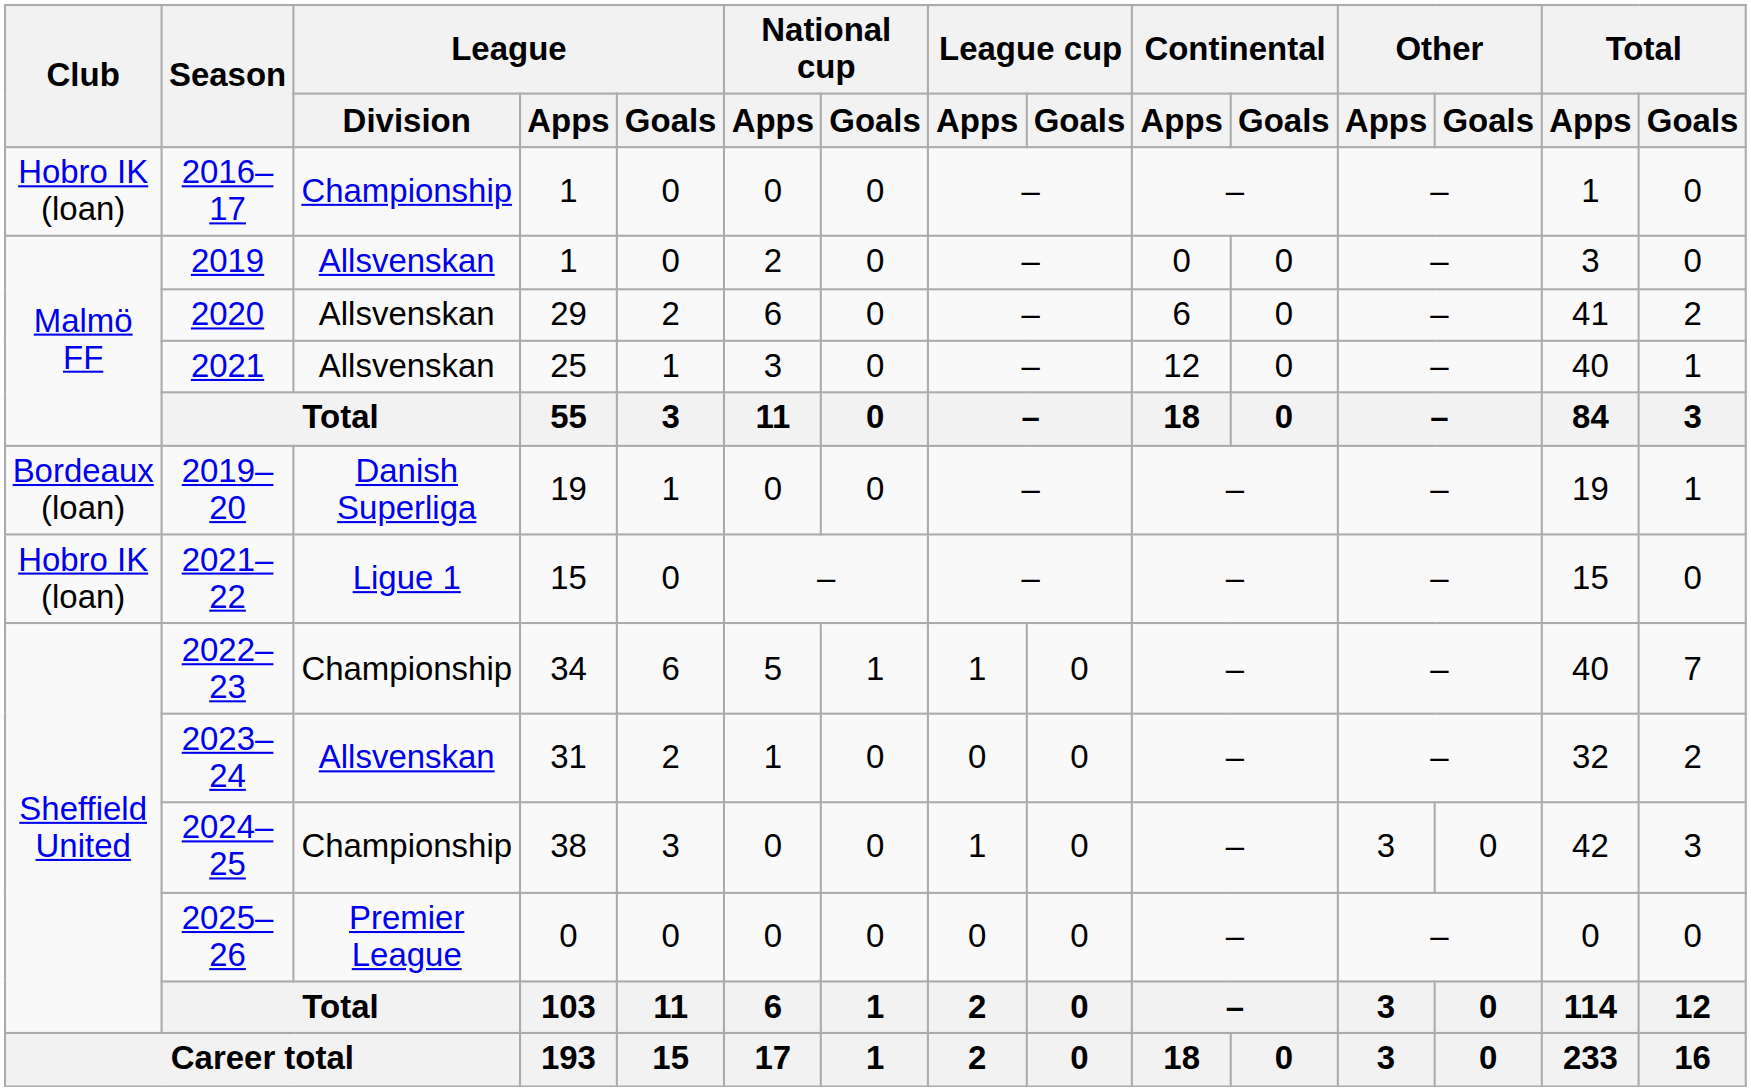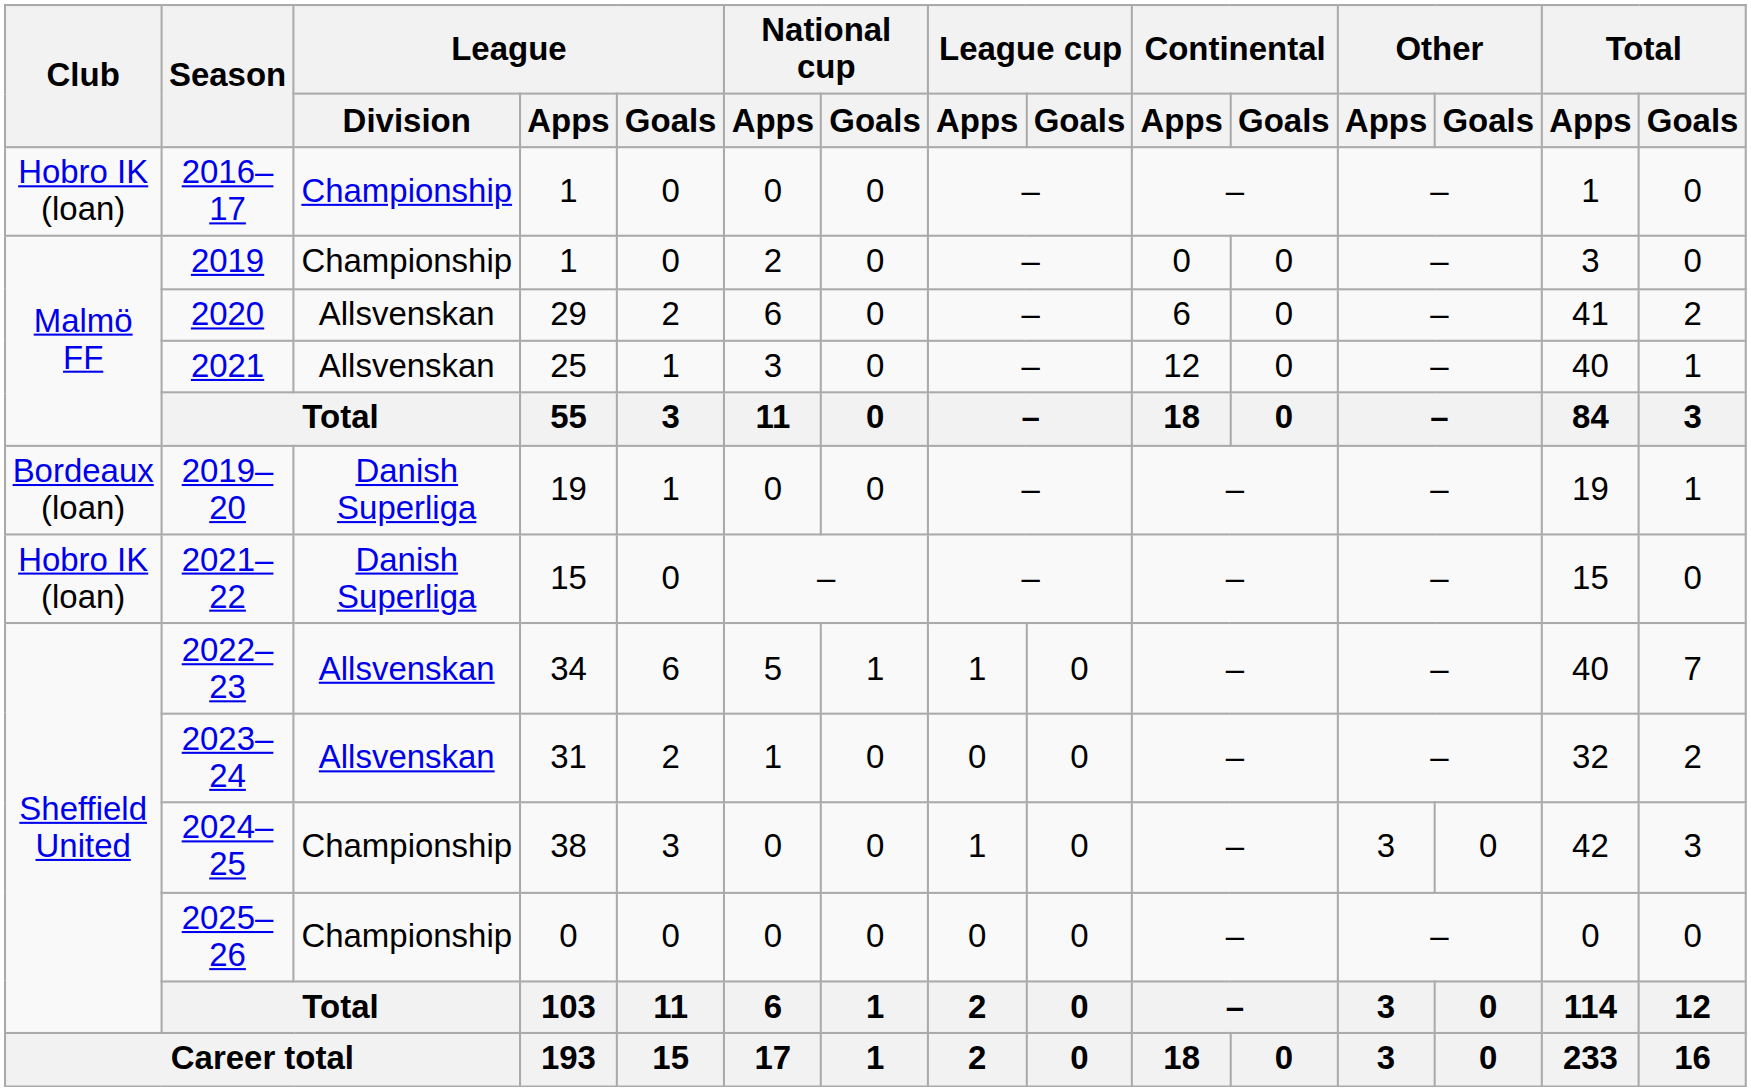(407, 261) Allsvenskan -> (407, 261) Championship
(407, 578) Ligue 1 -> (407, 578) Danish Superliga
(407, 667) Championship -> (407, 667) Allsvenskan
(407, 936) Premier League -> (407, 936) Championship
